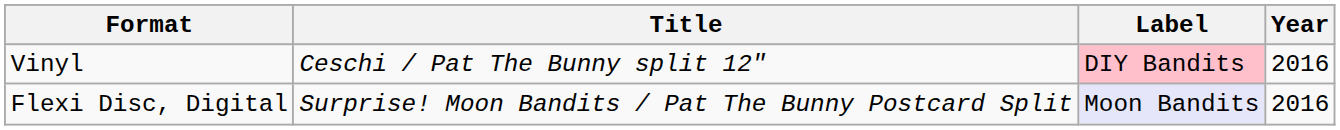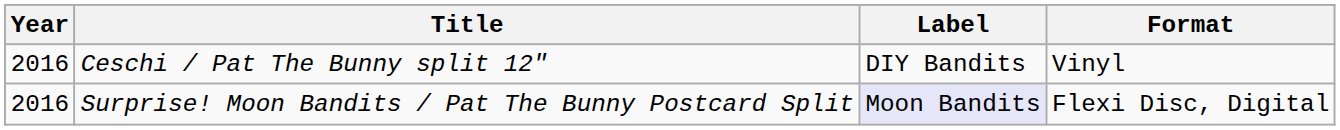columns swapped: (1300, 25) <-> (149, 25)
(1164, 64) pink background -> (946, 64) no background
